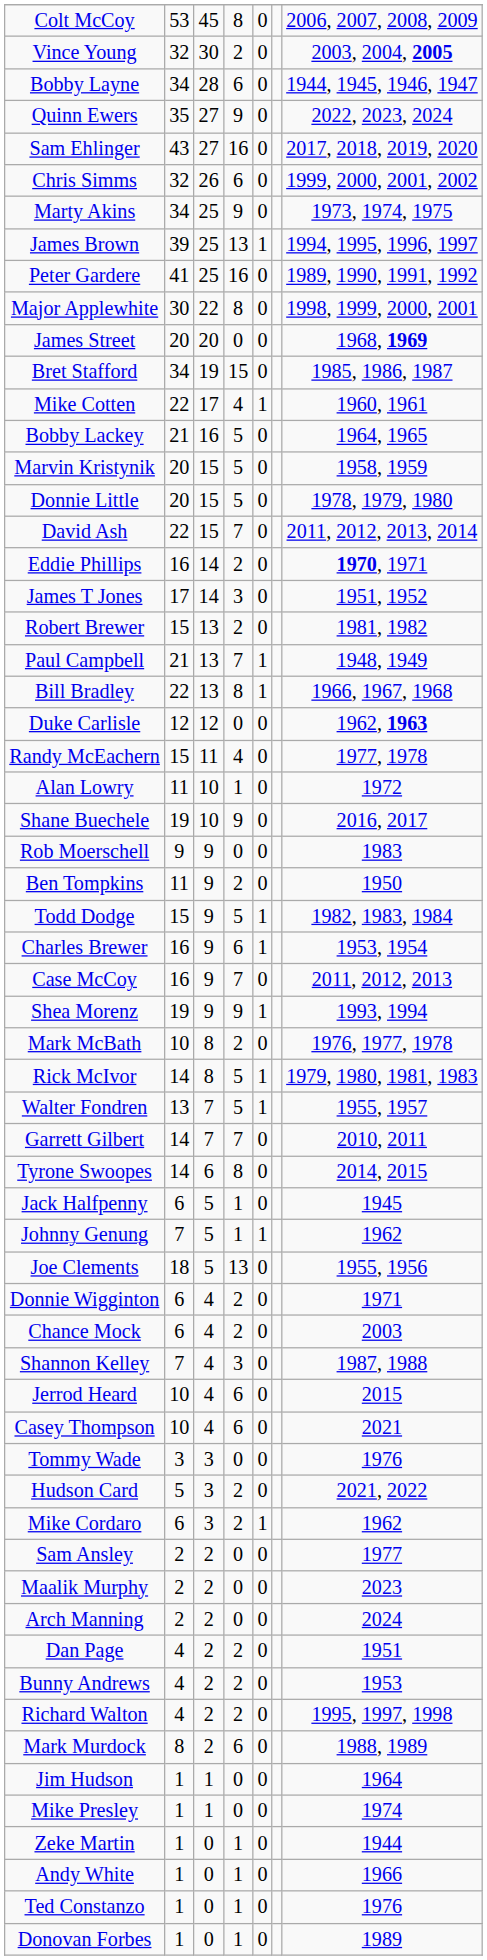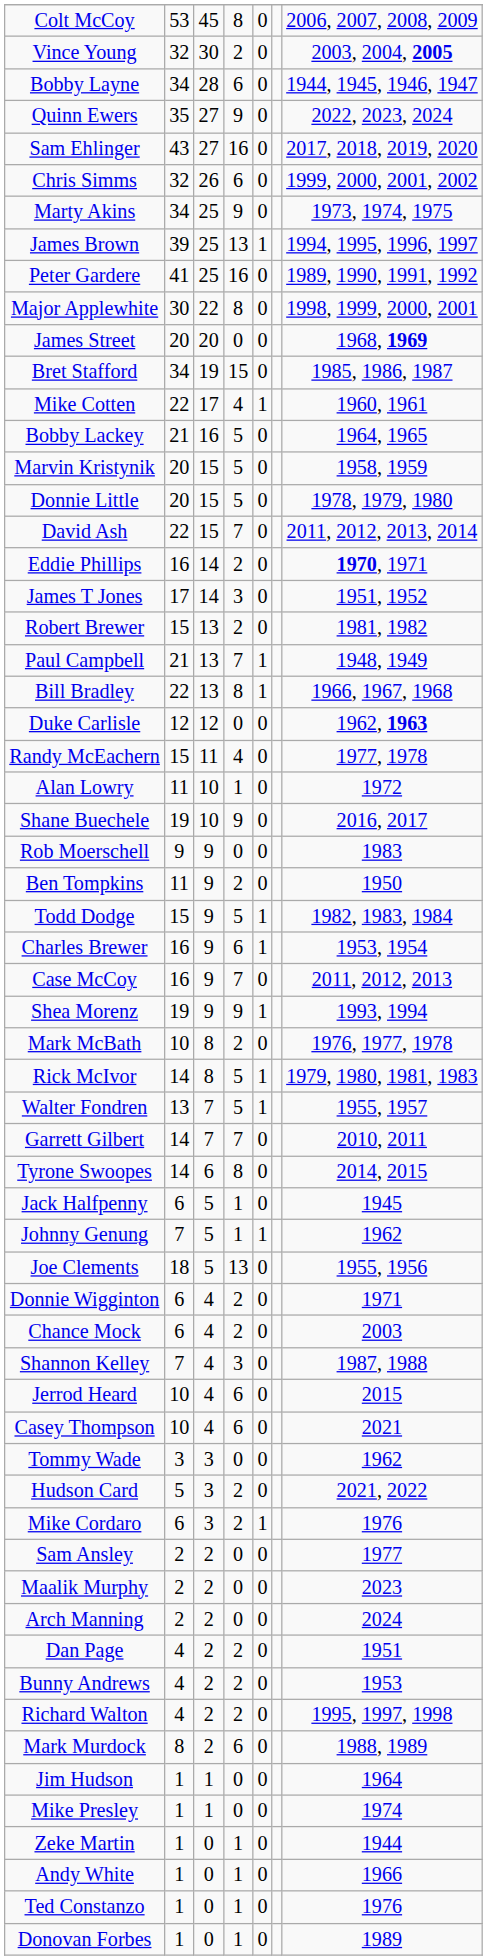(382, 1459) 1976 -> (382, 1459) 1962
(382, 1523) 1962 -> (382, 1523) 1976
